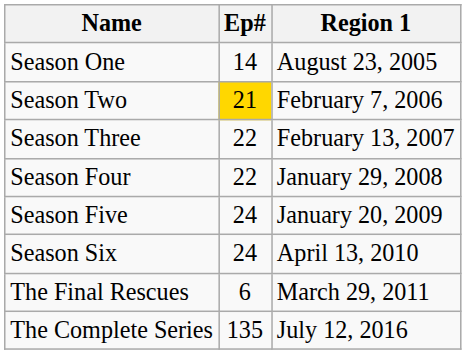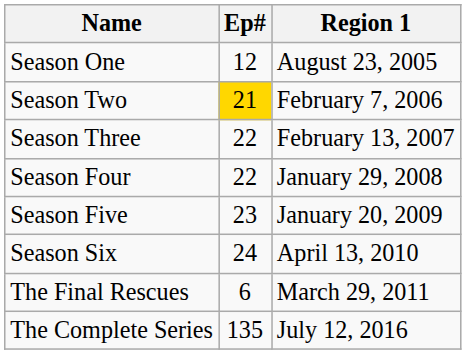(245, 61) 14 -> (245, 61) 12
(245, 215) 24 -> (245, 215) 23
